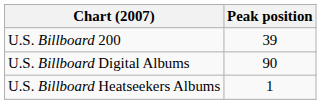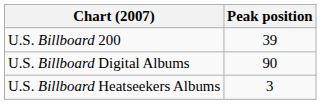(270, 87) 1 -> (270, 87) 3
